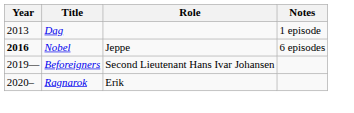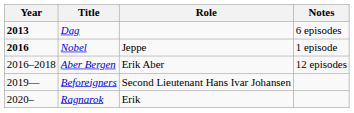(18, 30) normal -> (18, 30) bold
(300, 30) 1 episode -> (319, 30) 6 episodes
(302, 47) 6 episodes -> (317, 47) 1 episode
+ row: (88, 64)
